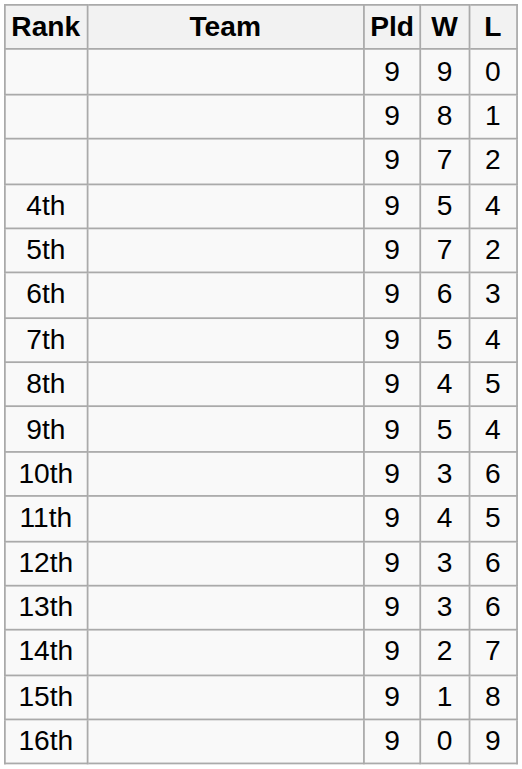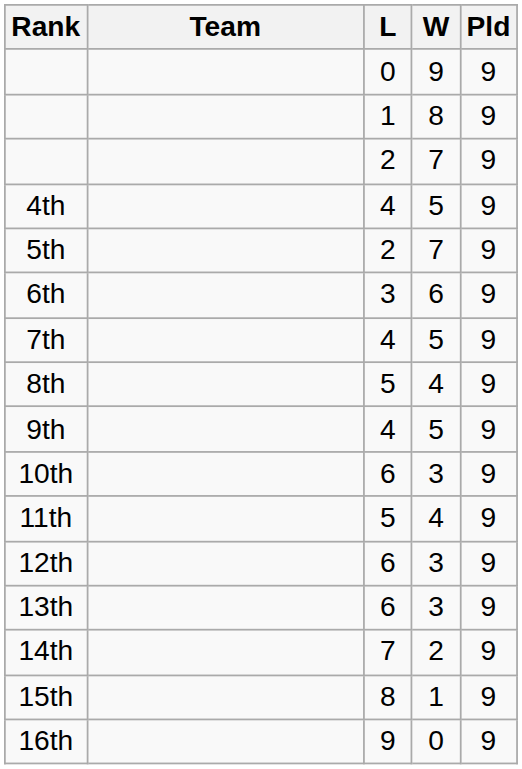columns swapped: (392, 26) <-> (493, 26)
